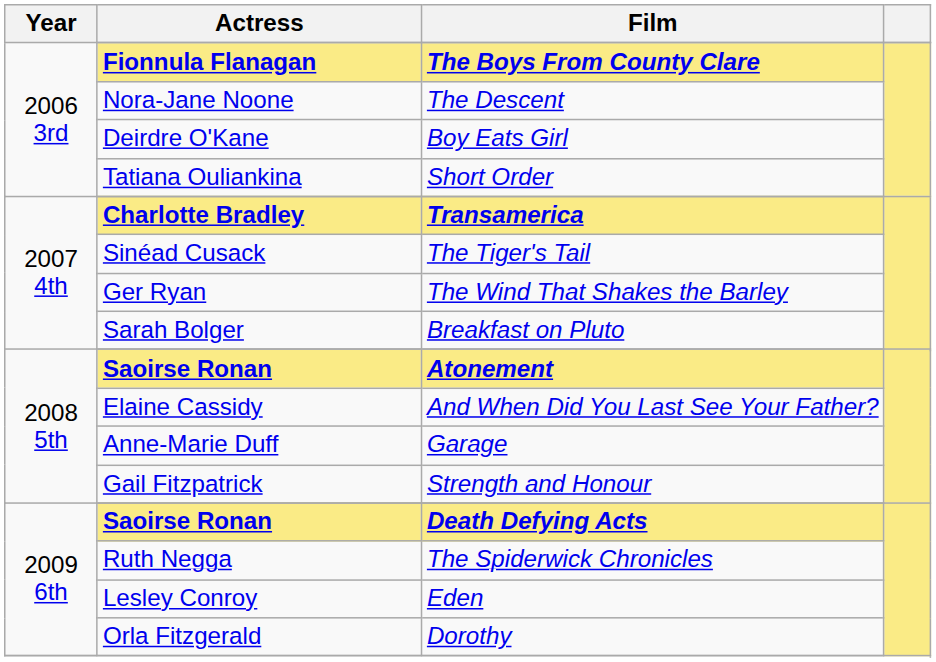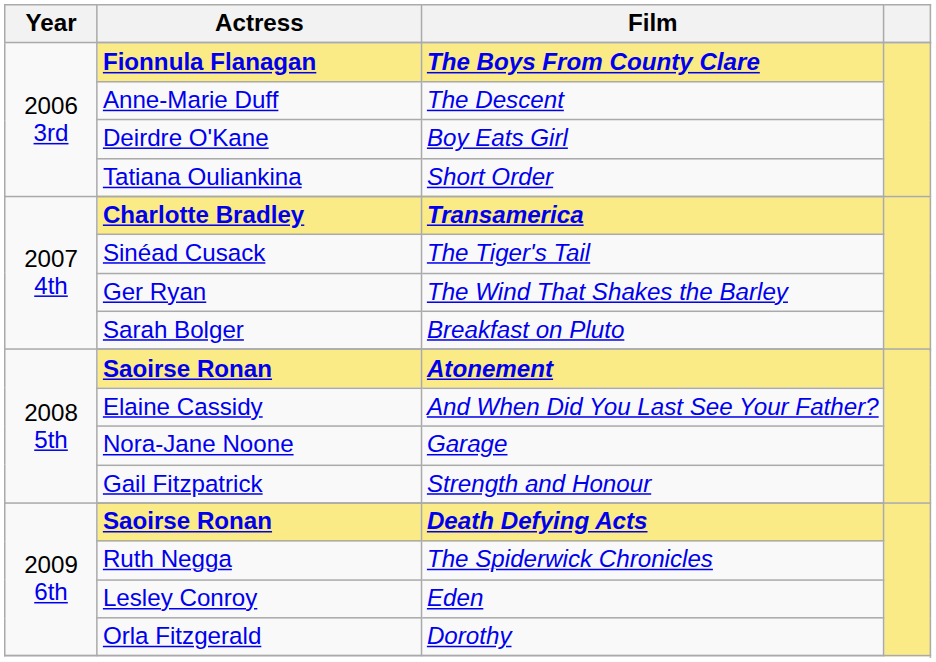(198, 100) Nora-Jane Noone -> (191, 100) Anne-Marie Duff
(191, 445) Anne-Marie Duff -> (198, 445) Nora-Jane Noone
